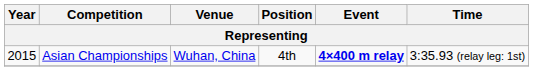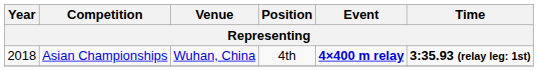(22, 55) 2015 -> (22, 55) 2018
(467, 55) normal -> (470, 55) bold
